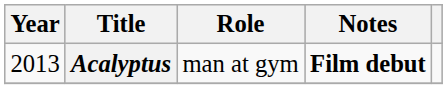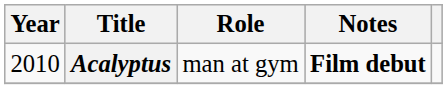(35, 63) 2013 -> (35, 63) 2010
